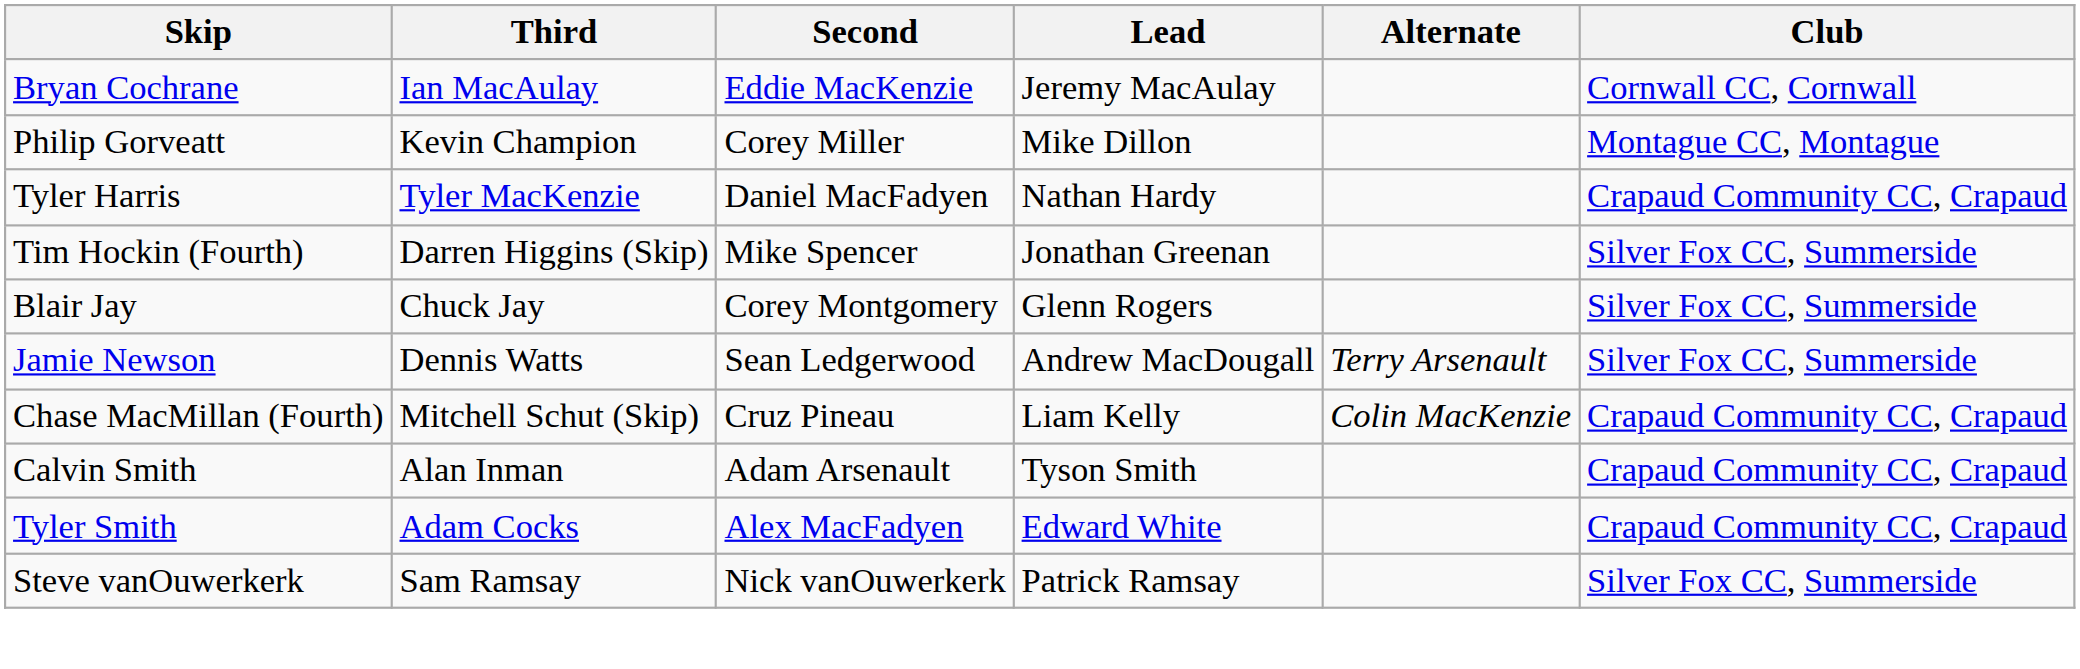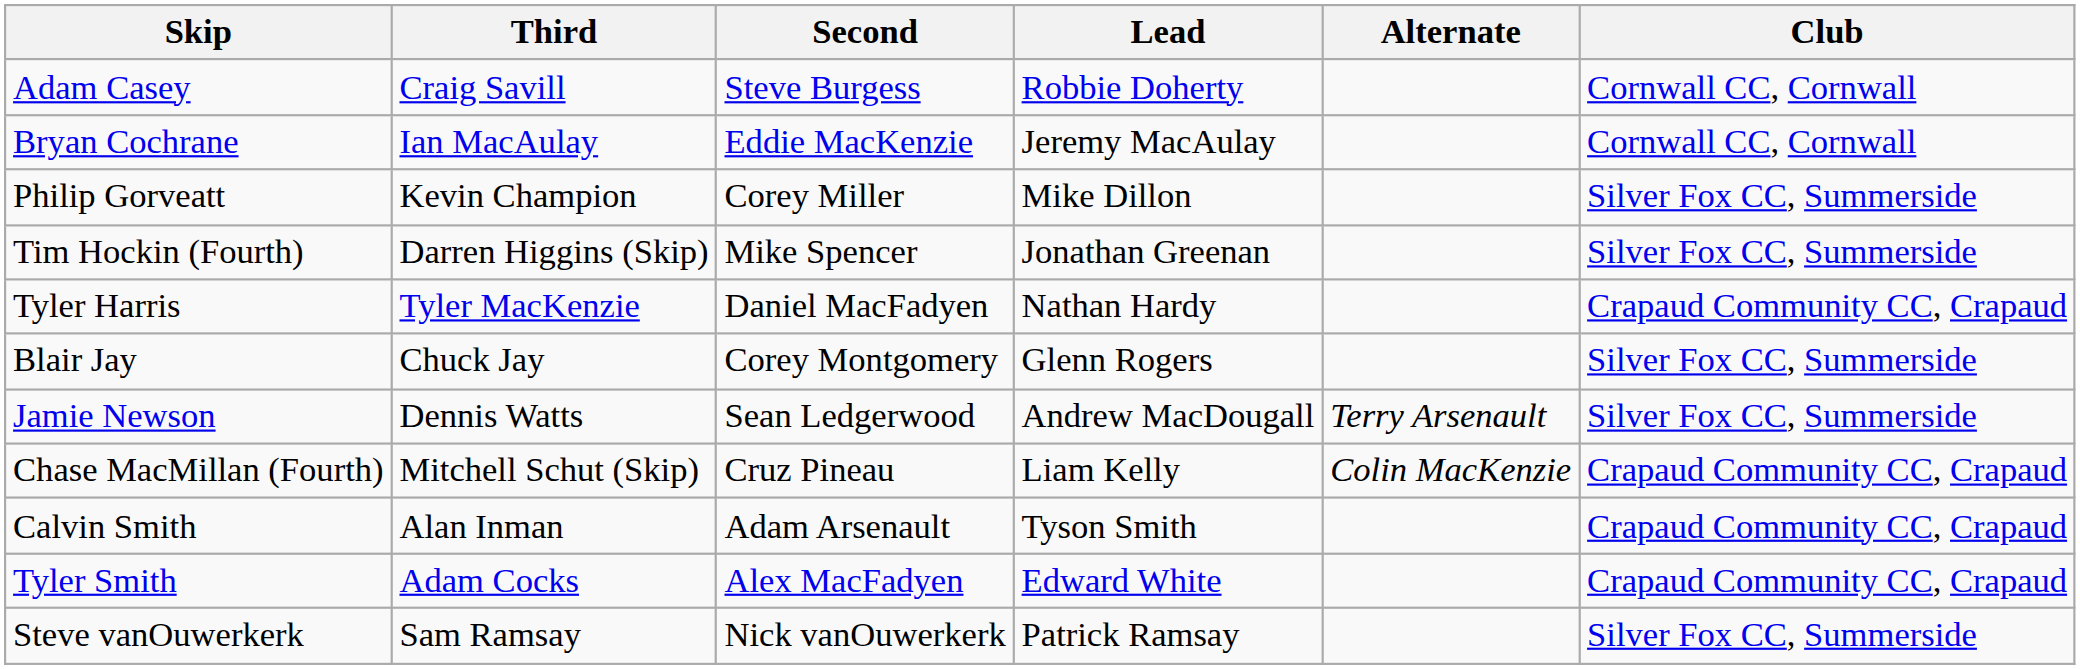+ row: (102, 86)
(1763, 141) Montague CC, Montague -> (1782, 196) Silver Fox CC, Summerside
rows swapped: (97, 196) <-> (158, 251)
